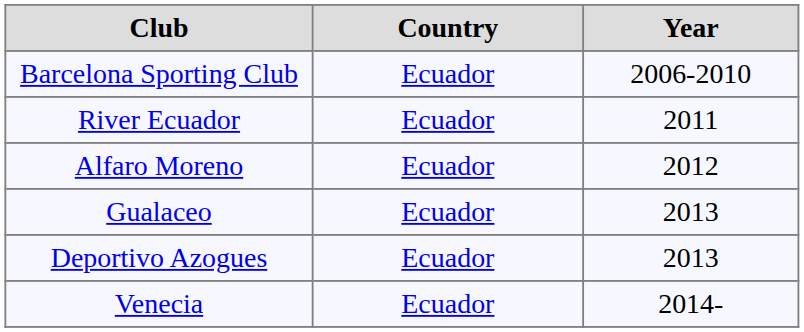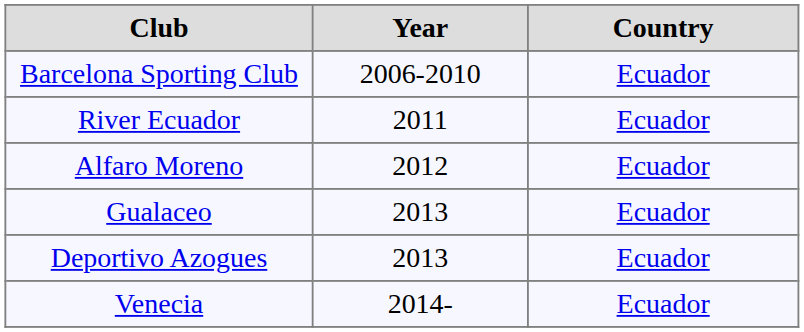columns swapped: (448, 27) <-> (691, 27)
